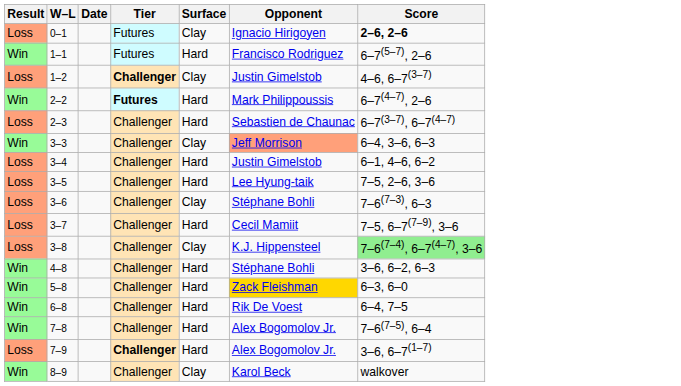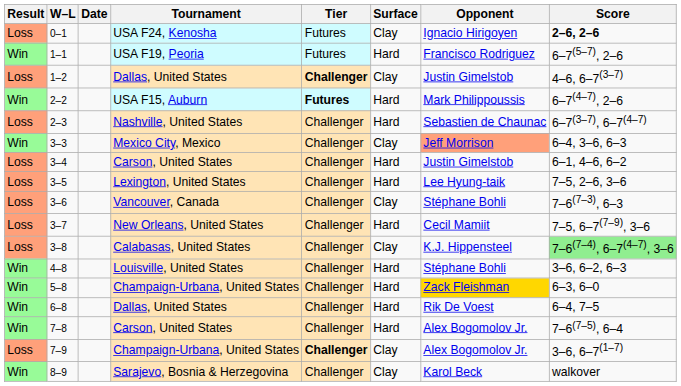+ column: (206, 14)
(195, 350) Hard -> (385, 350) Clay
